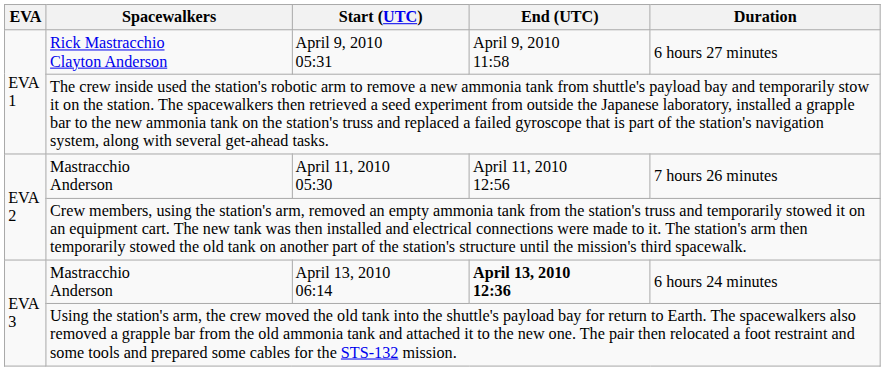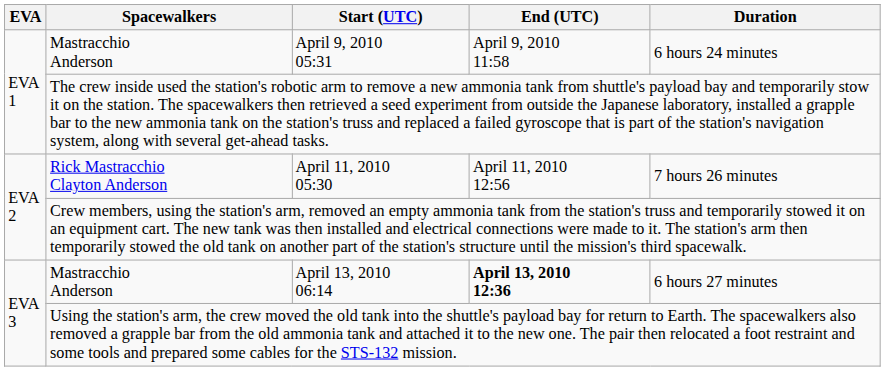(109, 52) Rick Mastracchio Clayton Anderson -> (90, 52) Mastracchio Anderson
(716, 52) 6 hours 27 minutes -> (716, 52) 6 hours 24 minutes
(90, 176) Mastracchio Anderson -> (109, 176) Rick Mastracchio Clayton Anderson
(716, 281) 6 hours 24 minutes -> (716, 281) 6 hours 27 minutes
